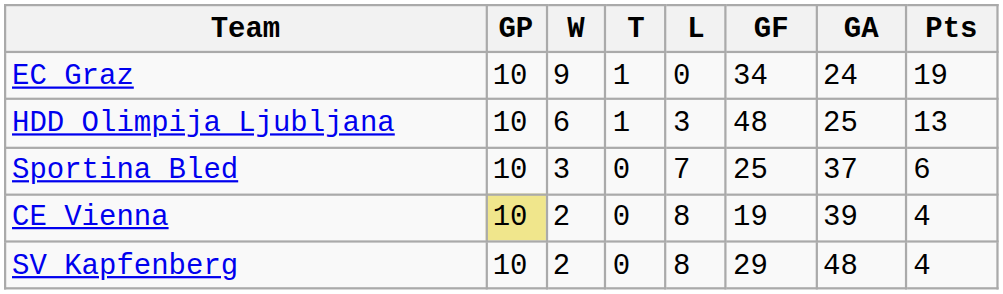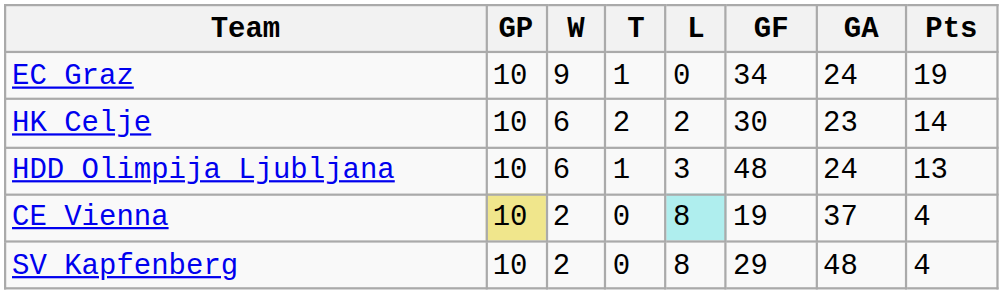+ row: (82, 123)
(841, 123) 25 -> (841, 170) 24
- row: (125, 170)
(682, 218) no background -> (682, 218) paleturquoise background
(841, 218) 39 -> (841, 218) 37
